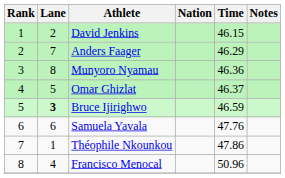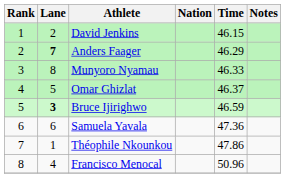(53, 51) normal -> (53, 51) bold
(231, 70) 46.36 -> (231, 70) 46.33
(231, 126) 47.76 -> (231, 126) 47.36
